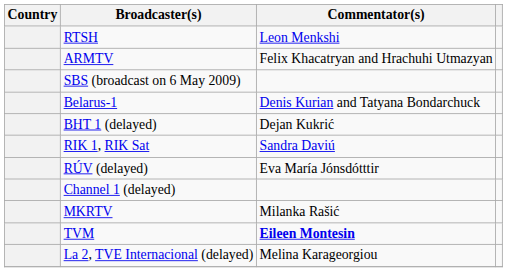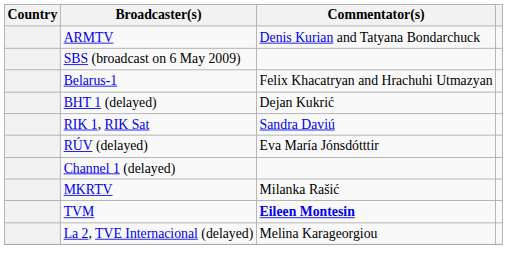- row: (81, 37)
(376, 59) Felix Khacatryan and Hrachuhi Utmazyan -> (370, 37) Denis Kurian and Tatyana Bondarchuck
(370, 102) Denis Kurian and Tatyana Bondarchuck -> (376, 80) Felix Khacatryan and Hrachuhi Utmazyan
